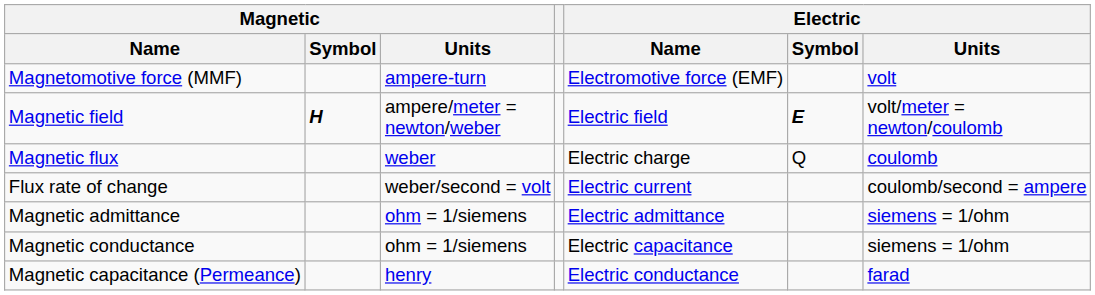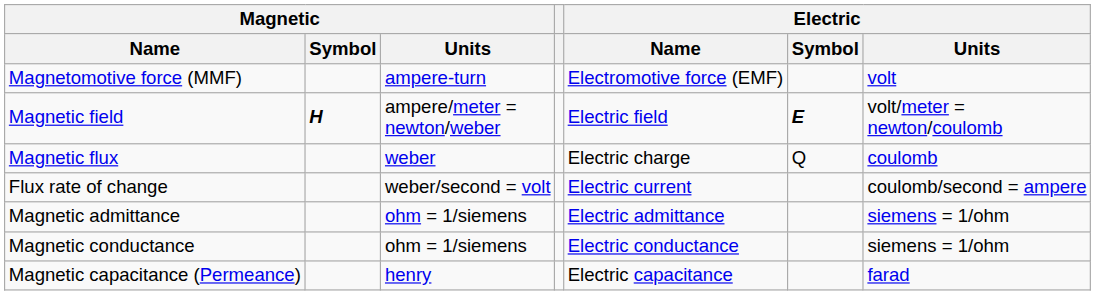(650, 246) Electric capacitance -> (653, 246) Electric conductance
(653, 275) Electric conductance -> (650, 275) Electric capacitance
